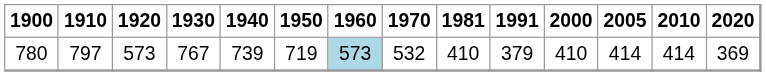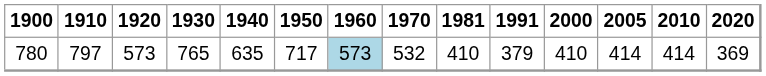(193, 53) 767 -> (193, 53) 765
(247, 53) 739 -> (247, 53) 635
(301, 53) 719 -> (301, 53) 717
